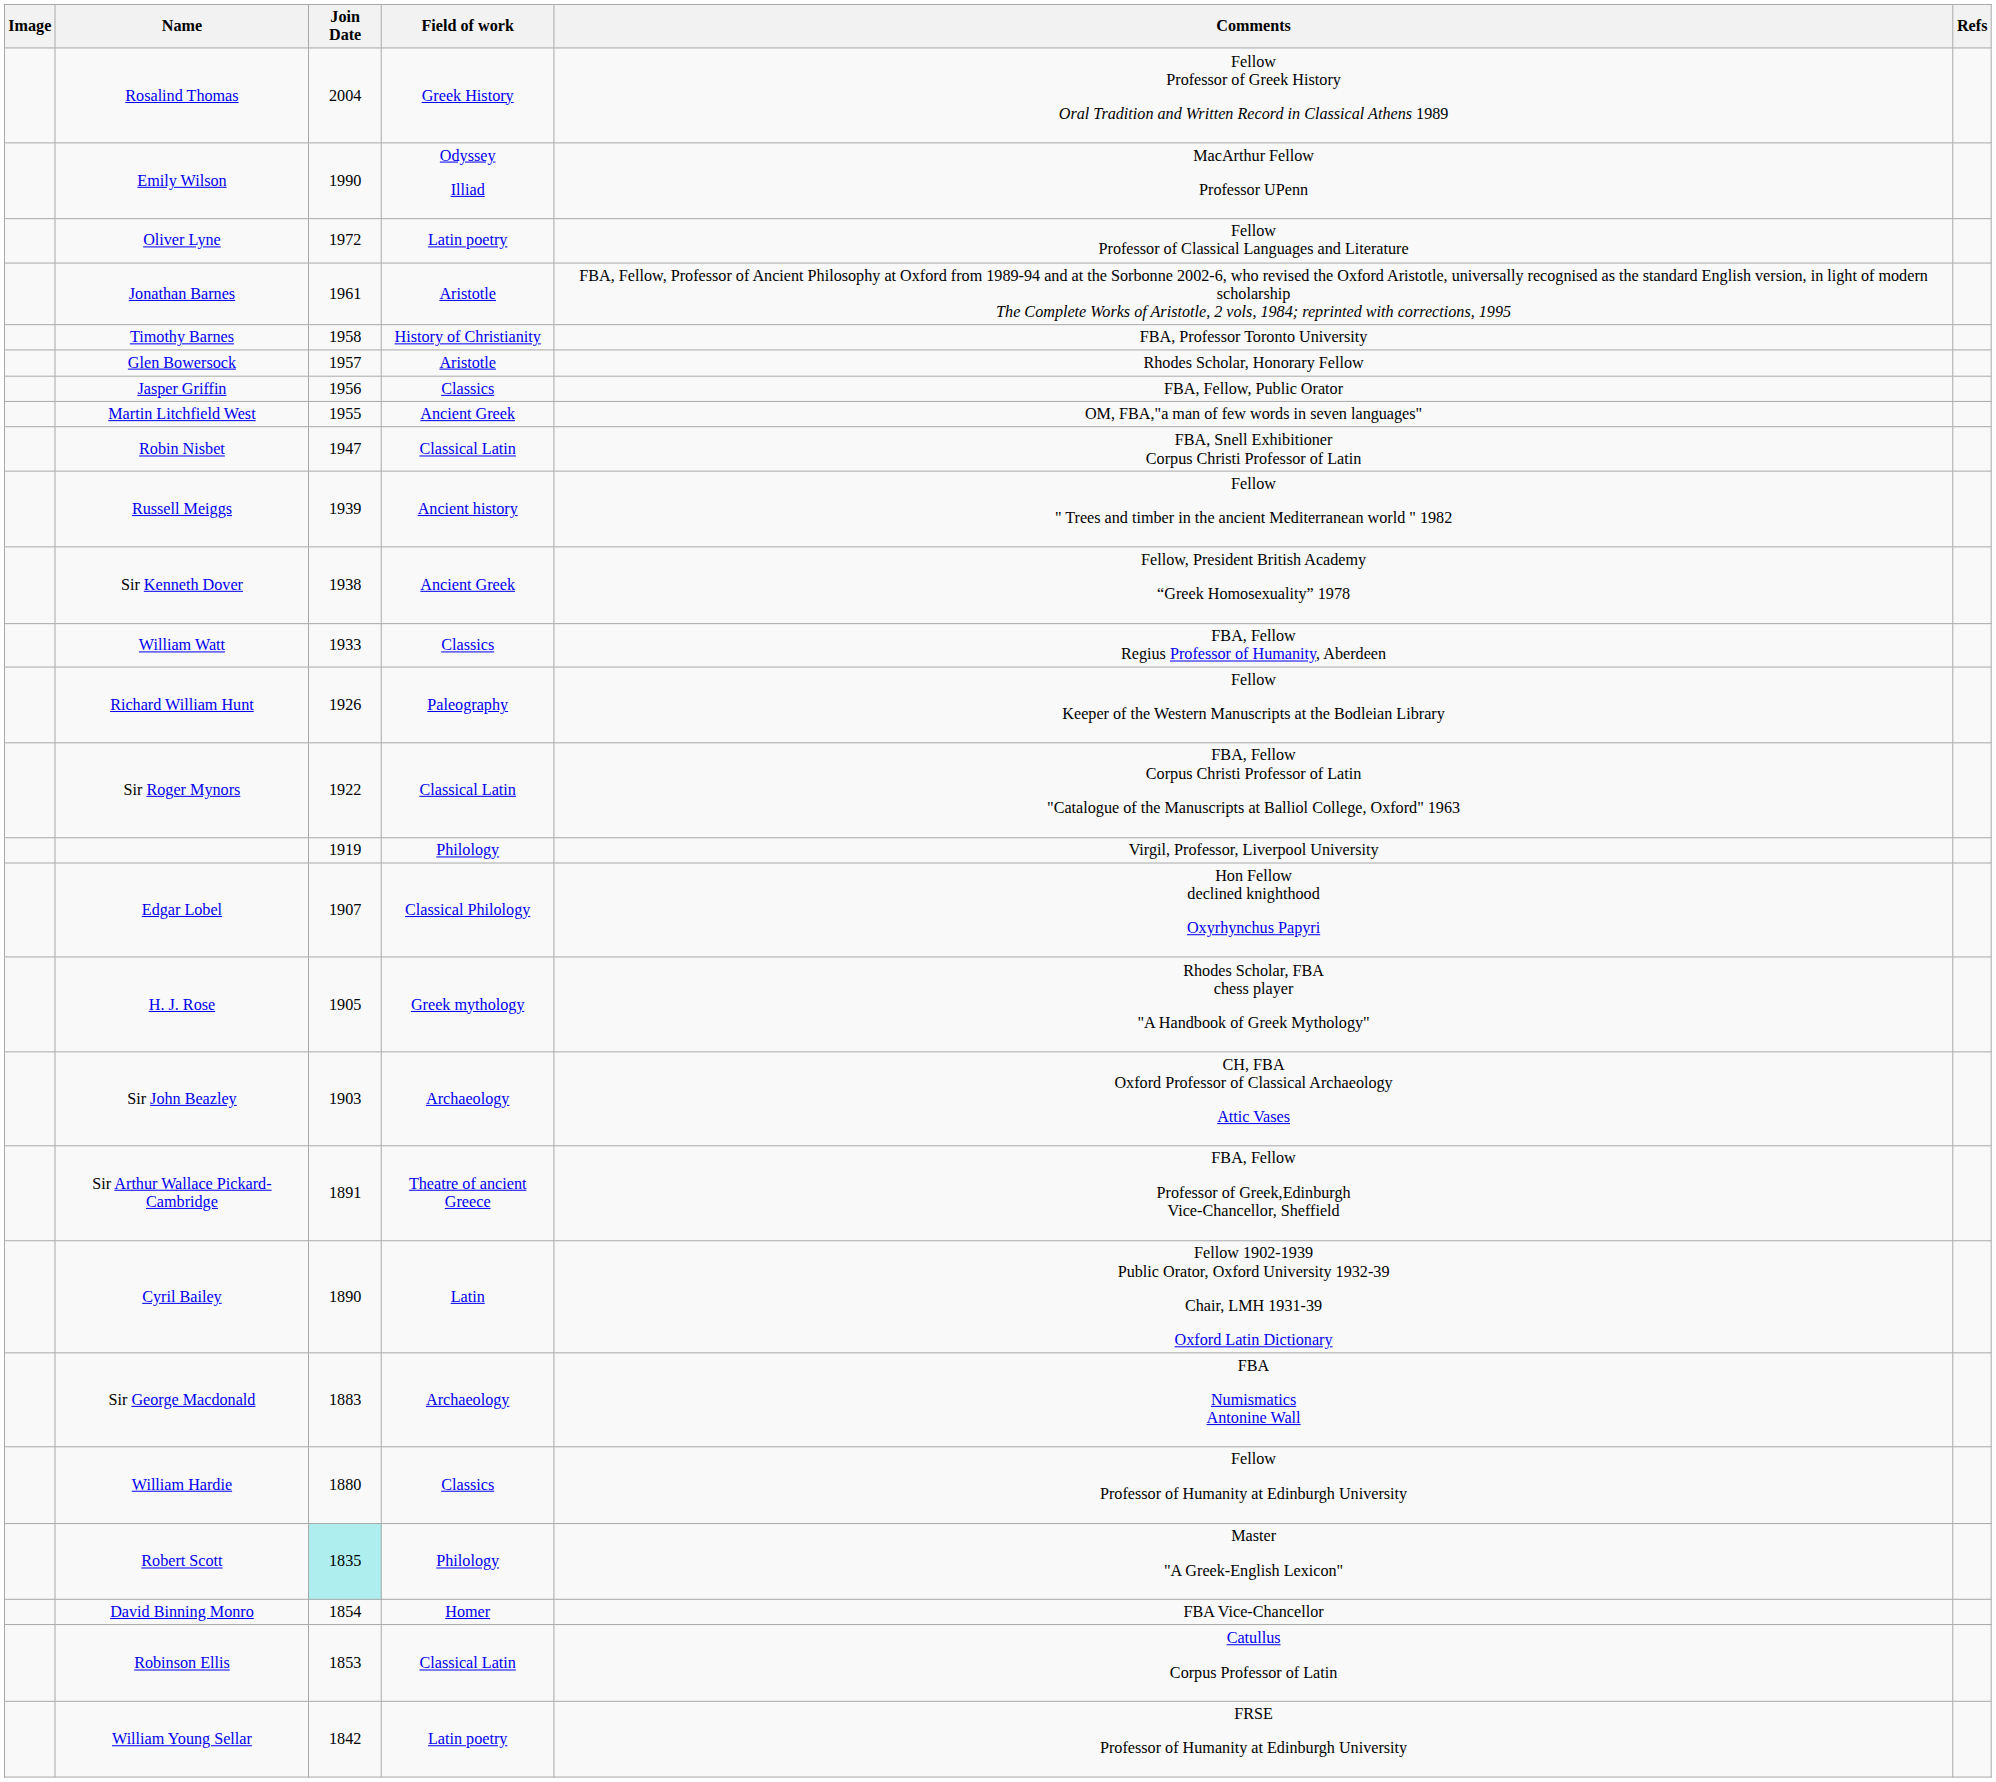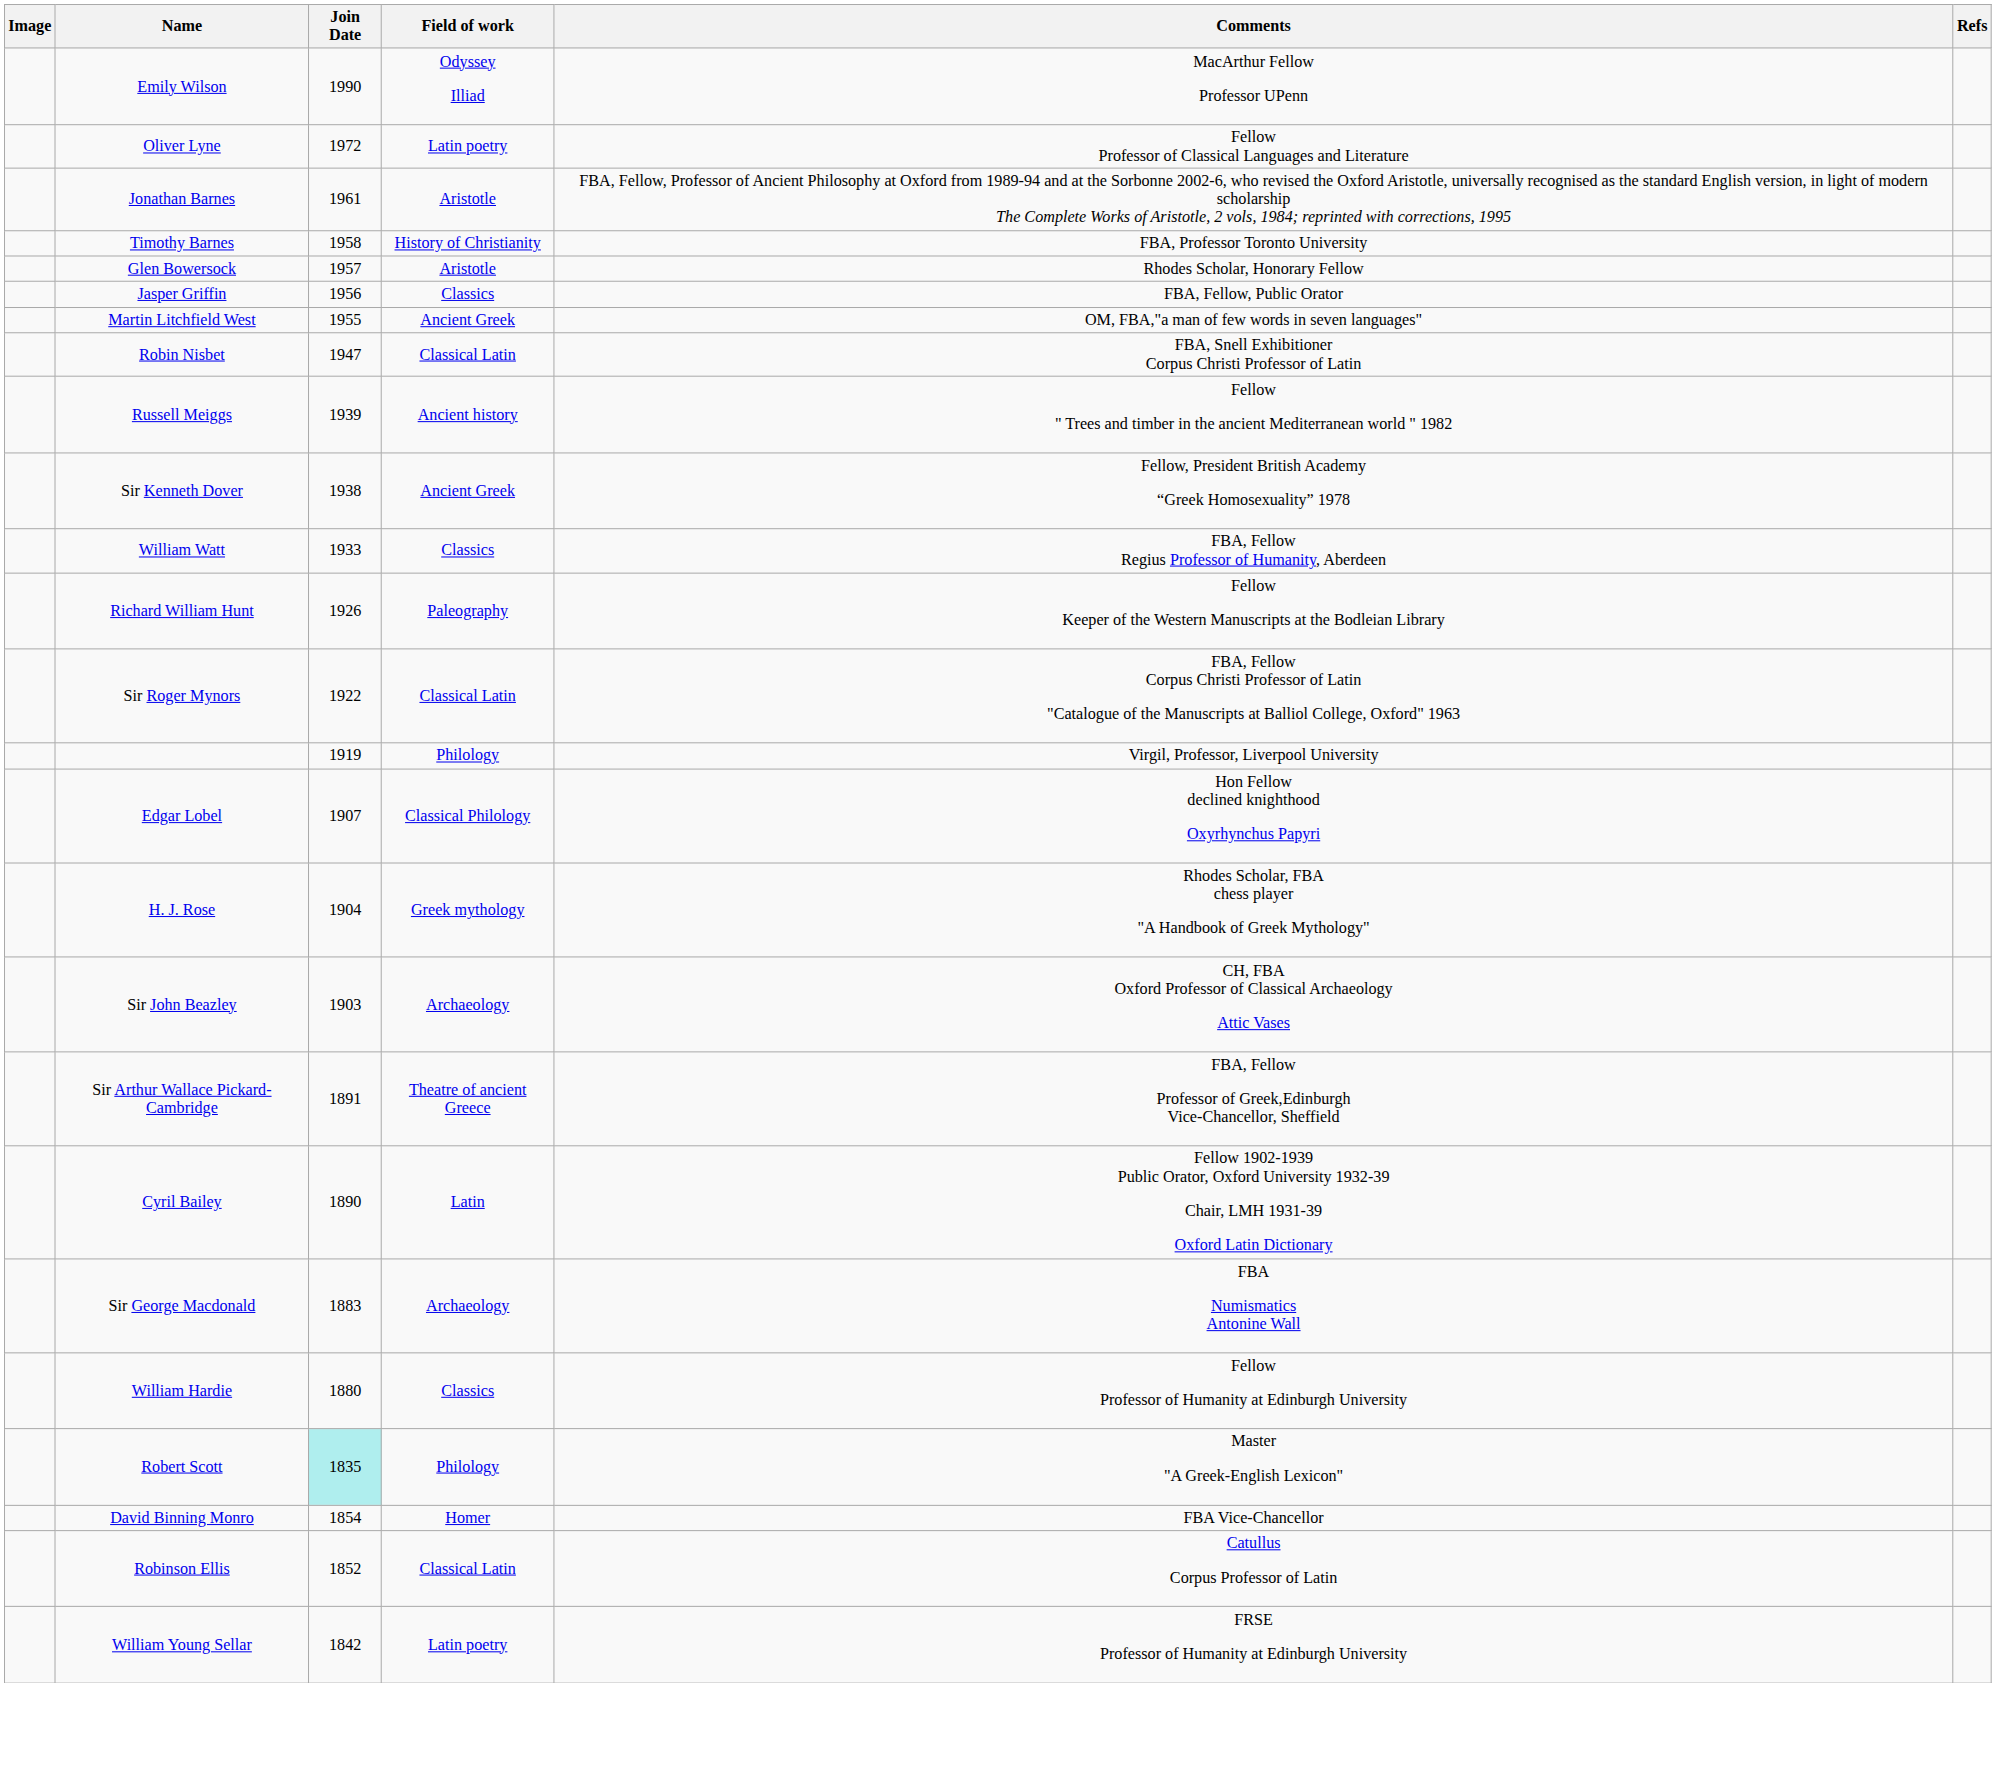- row: (182, 95)
(345, 1004) 1905 -> (345, 910) 1904
(345, 1662) 1853 -> (345, 1568) 1852
